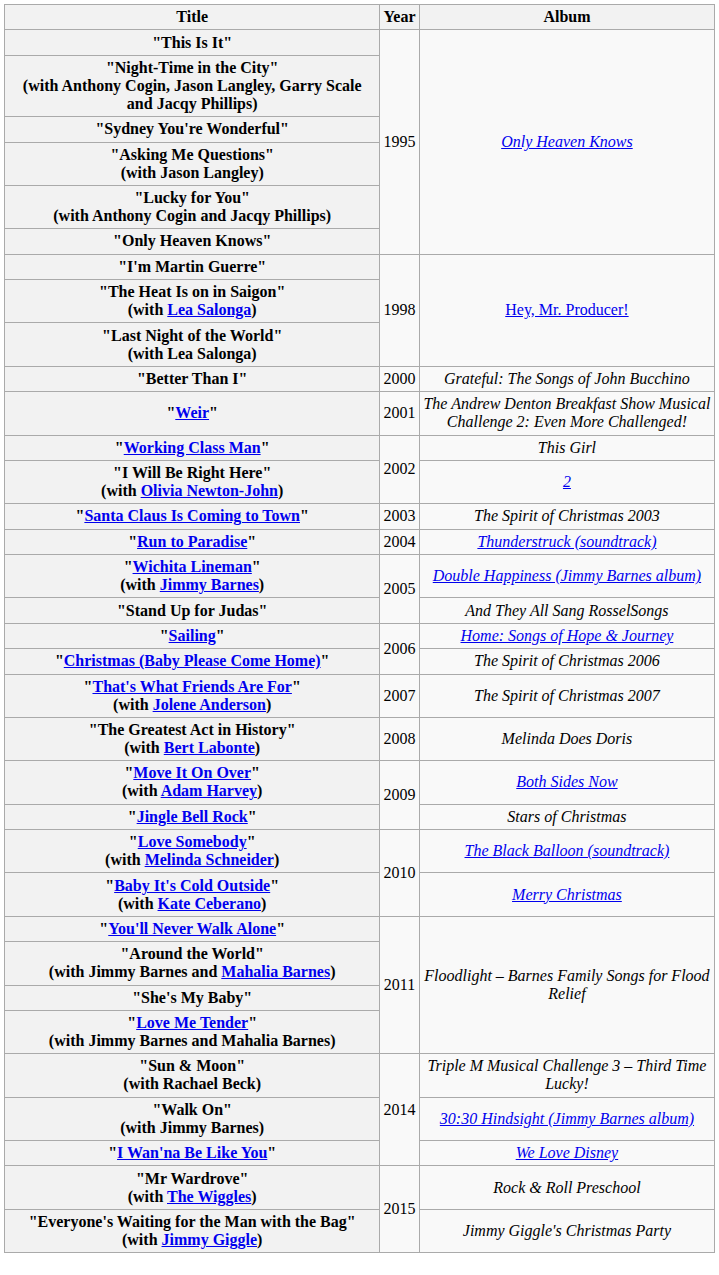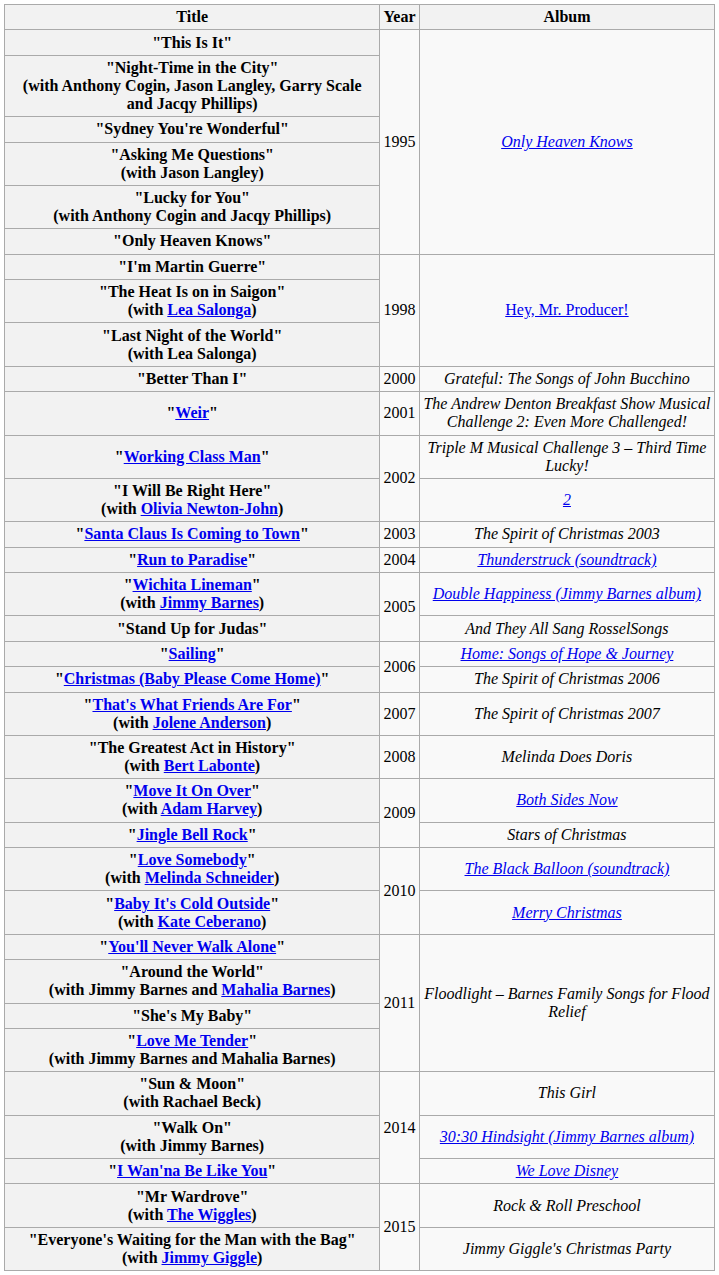(567, 447) This Girl -> (567, 456) Triple M Musical Challenge 3 – Third Time Lucky!
(567, 1075) Triple M Musical Challenge 3 – Third Time Lucky! -> (567, 1093) This Girl
